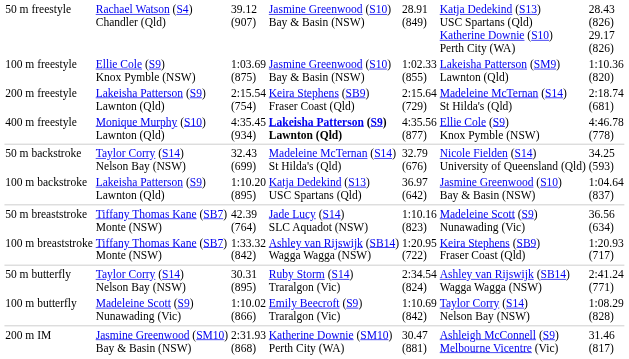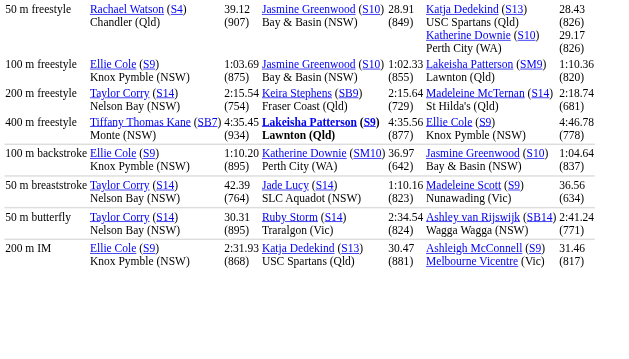(151, 99) Lakeisha Patterson (S9) Lawnton (Qld) -> (135, 99) Taylor Corry (S14) Nelson Bay (NSW)
(151, 128) Monique Murphy (S10) Lawnton (Qld) -> (156, 128) Tiffany Thomas Kane (SB7) Monte (NSW)
- row: (43, 153)
(151, 189) Lakeisha Patterson (S9) Lawnton (Qld) -> (140, 160) Ellie Cole (S9) Knox Pymble (NSW)
(319, 189) Katja Dedekind (S13) USC Spartans (Qld) -> (324, 160) Katherine Downie (SM10) Perth City (WA)
(161, 220) Tiffany Thomas Kane (SB7) Monte (NSW) -> (135, 191) Taylor Corry (S14) Nelson Bay (NSW)
- row: (49, 243)
- row: (41, 303)
(162, 341) Jasmine Greenwood (SM10) Bay & Basin (NSW) -> (140, 255) Ellie Cole (S9) Knox Pymble (NSW)
(331, 341) Katherine Downie (SM10) Perth City (WA) -> (312, 255) Katja Dedekind (S13) USC Spartans (Qld)
